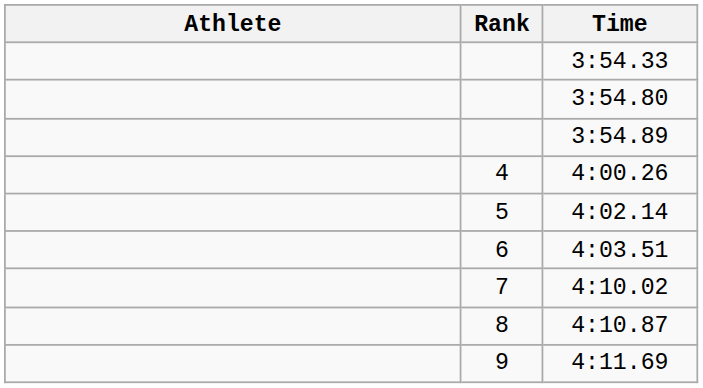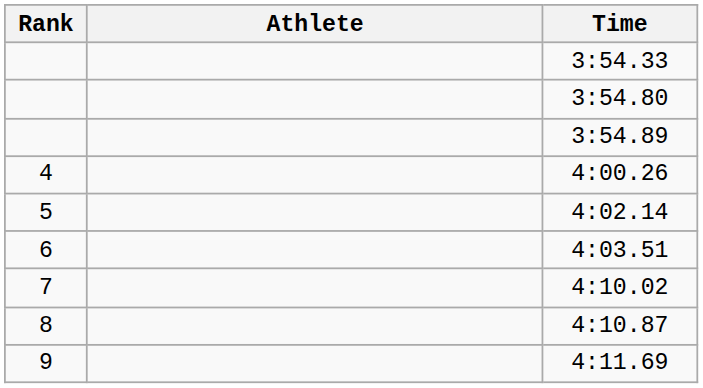columns swapped: (502, 24) <-> (233, 24)
